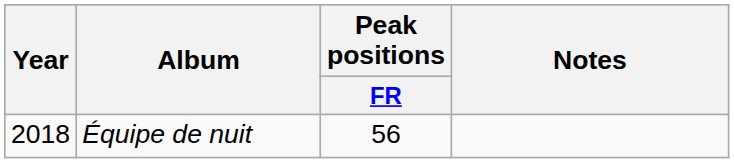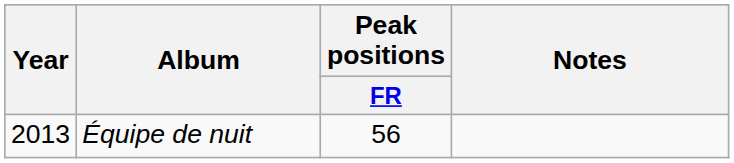(40, 135) 2018 -> (40, 135) 2013
